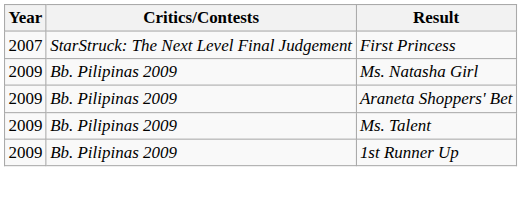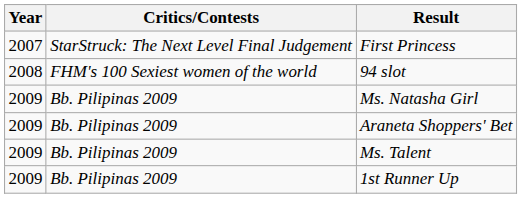+ row: (383, 71)
